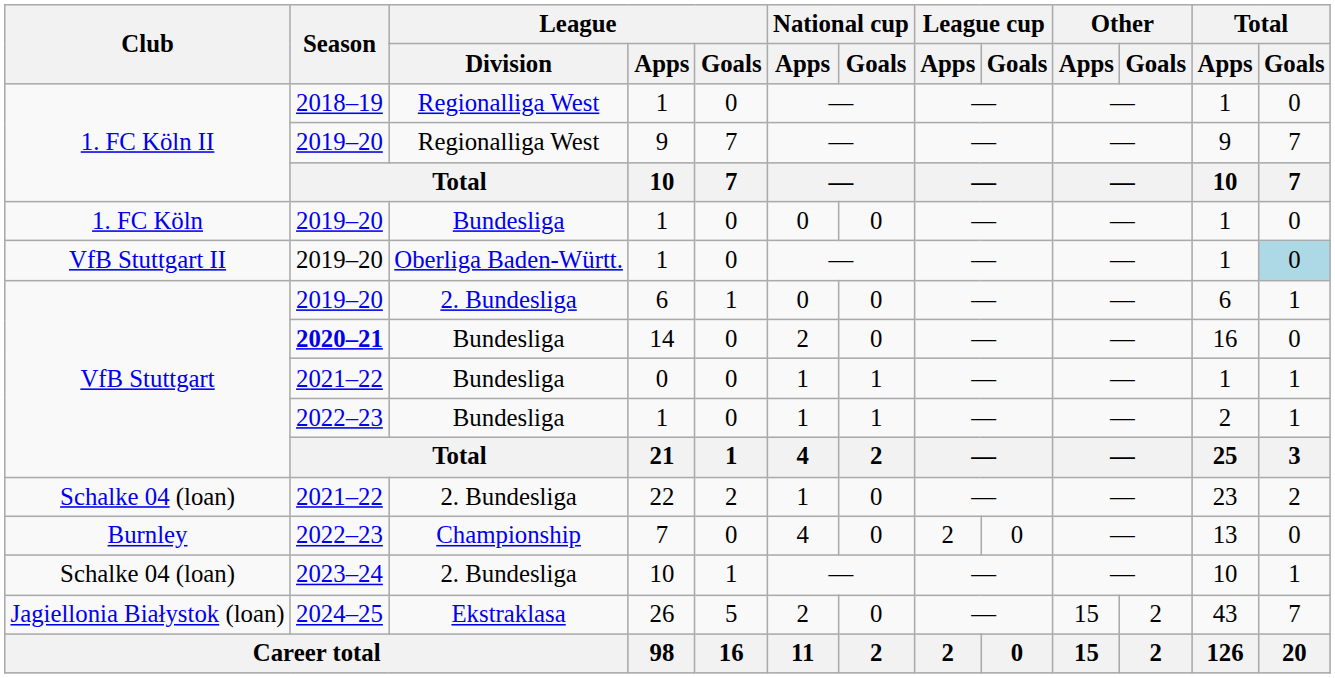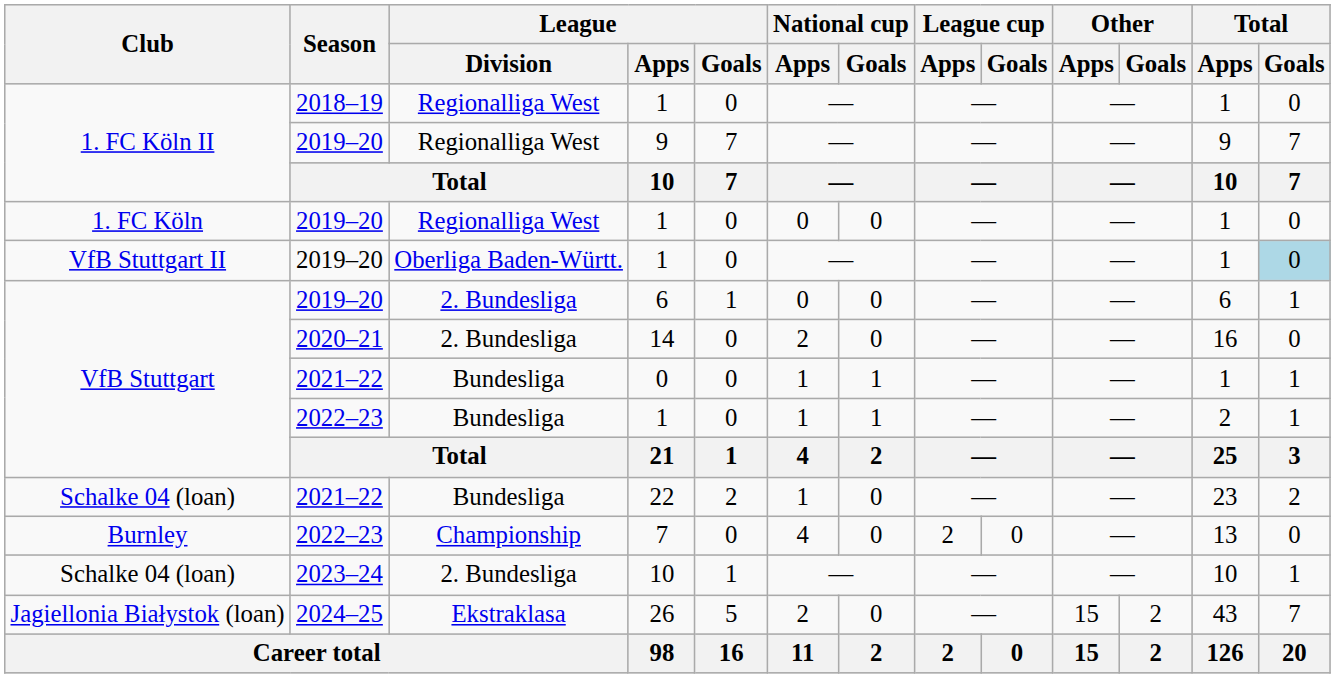(509, 220) Bundesliga -> (509, 220) Regionalliga West
(339, 338) bold -> (339, 338) normal
(509, 338) Bundesliga -> (509, 338) 2. Bundesliga
(509, 496) 2. Bundesliga -> (509, 496) Bundesliga
